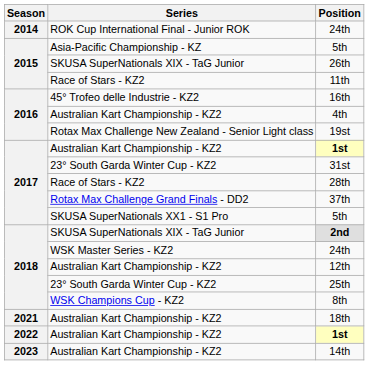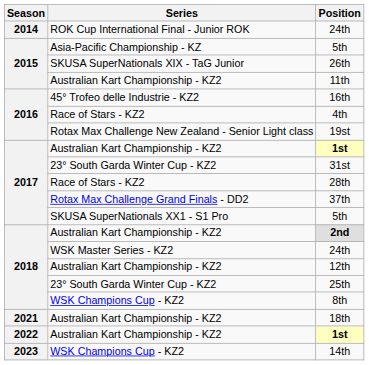(97, 80) Race of Stars - KZ2 -> (136, 80) Australian Kart Championship - KZ2
(136, 114) Australian Kart Championship - KZ2 -> (97, 114) Race of Stars - KZ2
(147, 233) SKUSA SuperNationals XIX - TaG Junior -> (136, 233) Australian Kart Championship - KZ2
(136, 351) Australian Kart Championship - KZ2 -> (117, 351) WSK Champions Cup - KZ2
